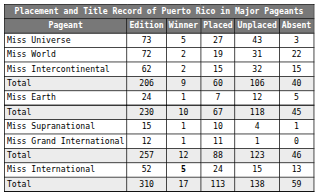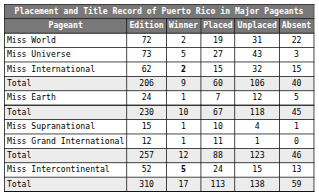rows swapped: (147, 40) <-> (147, 55)
(58, 69) Miss Intercontinental -> (51, 69) Miss International
(183, 69) normal -> (183, 69) bold
(51, 170) Miss International -> (58, 170) Miss Intercontinental
